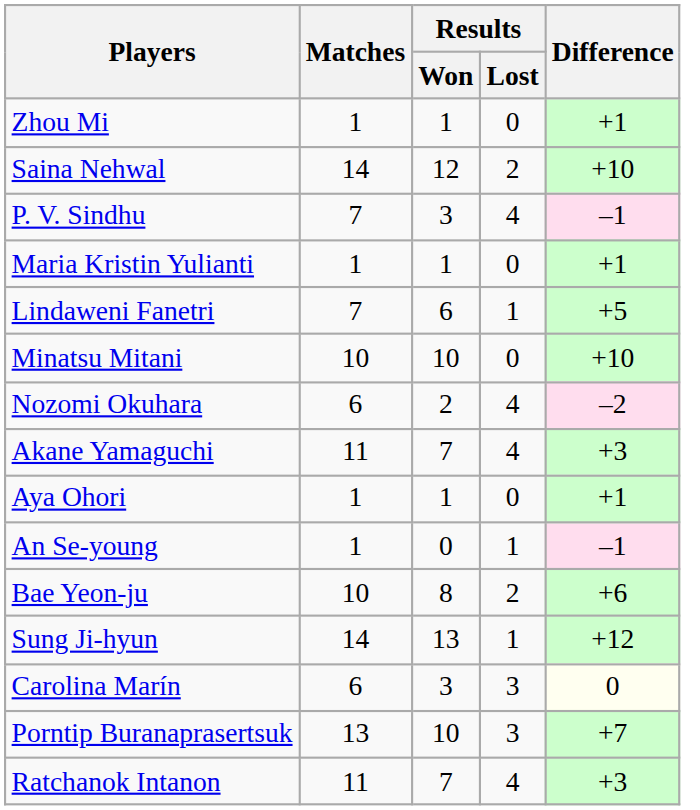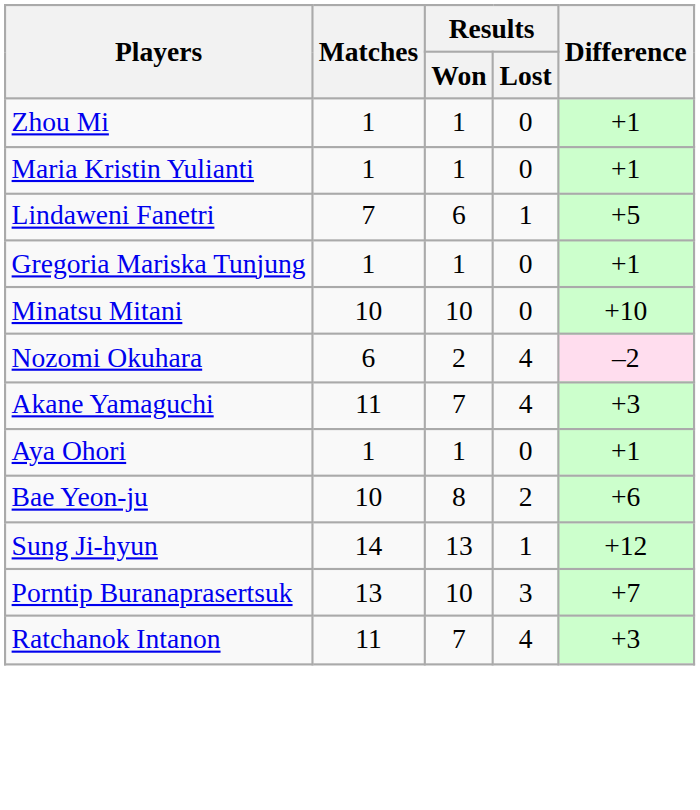- row: (89, 169)
- row: (79, 216)
+ row: (159, 263)
- row: (85, 545)
- row: (96, 686)
